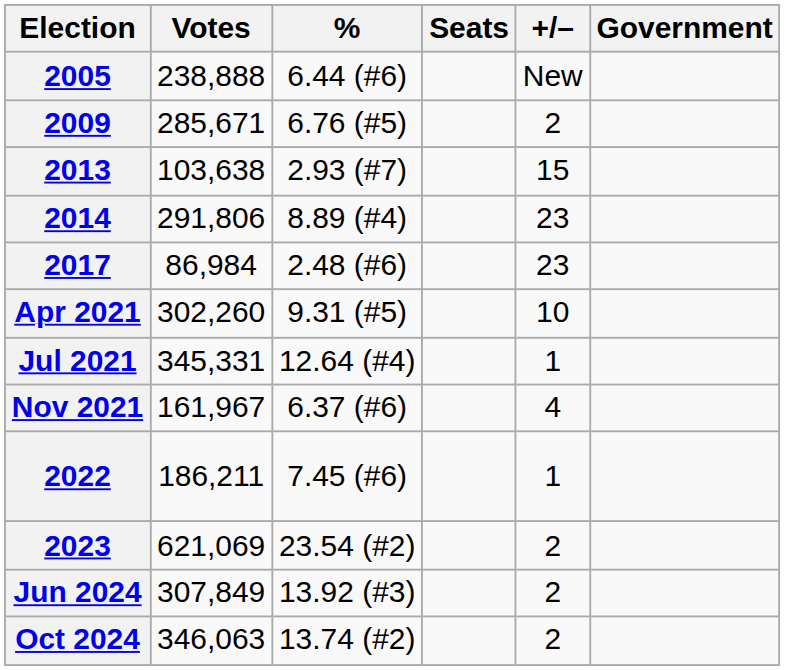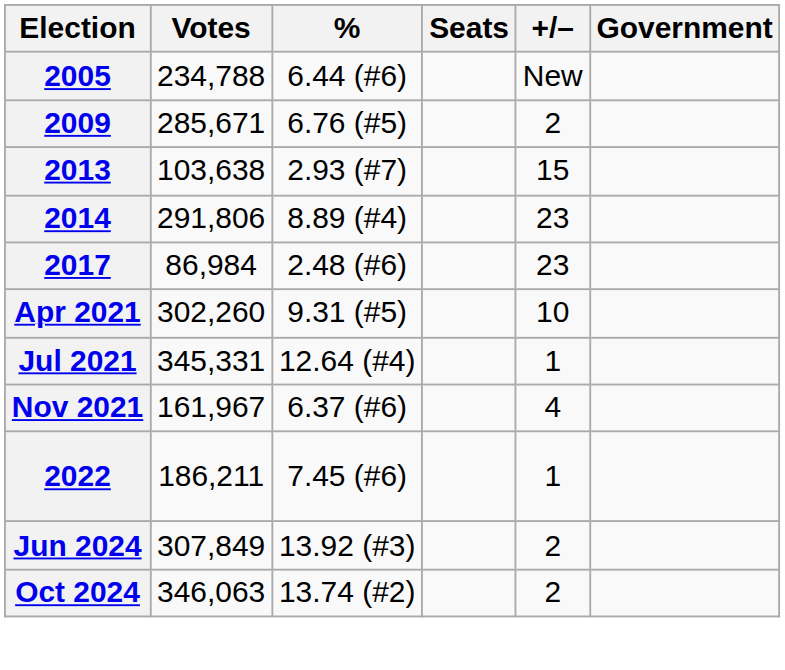(211, 75) 238,888 -> (211, 75) 234,788
- row: (78, 545)
